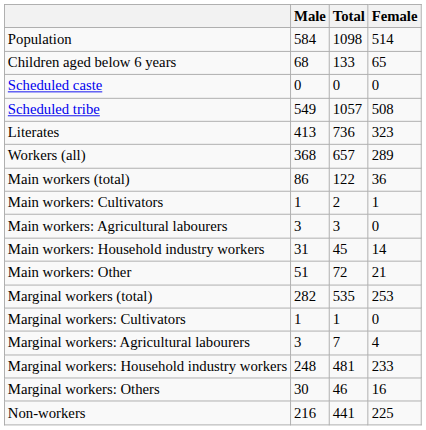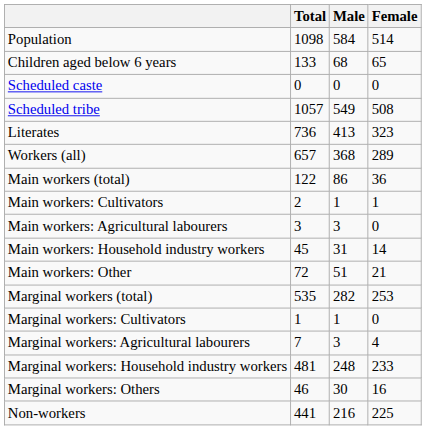columns swapped: (349, 16) <-> (310, 16)
